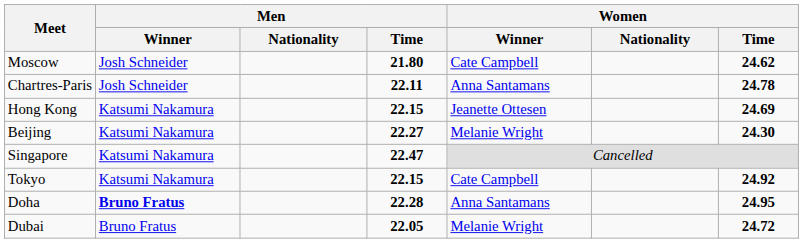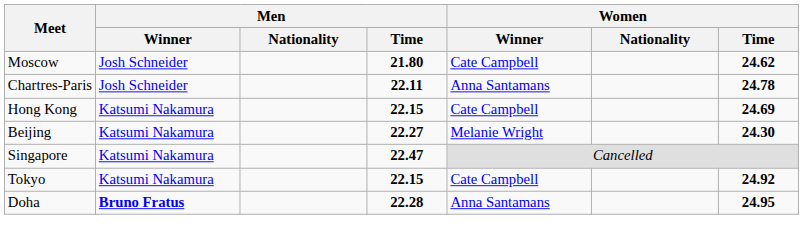(498, 109) Jeanette Ottesen -> (494, 109) Cate Campbell
- row: (26, 226)
